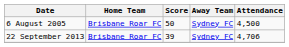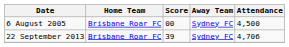(170, 23) 50 -> (170, 23) 00
